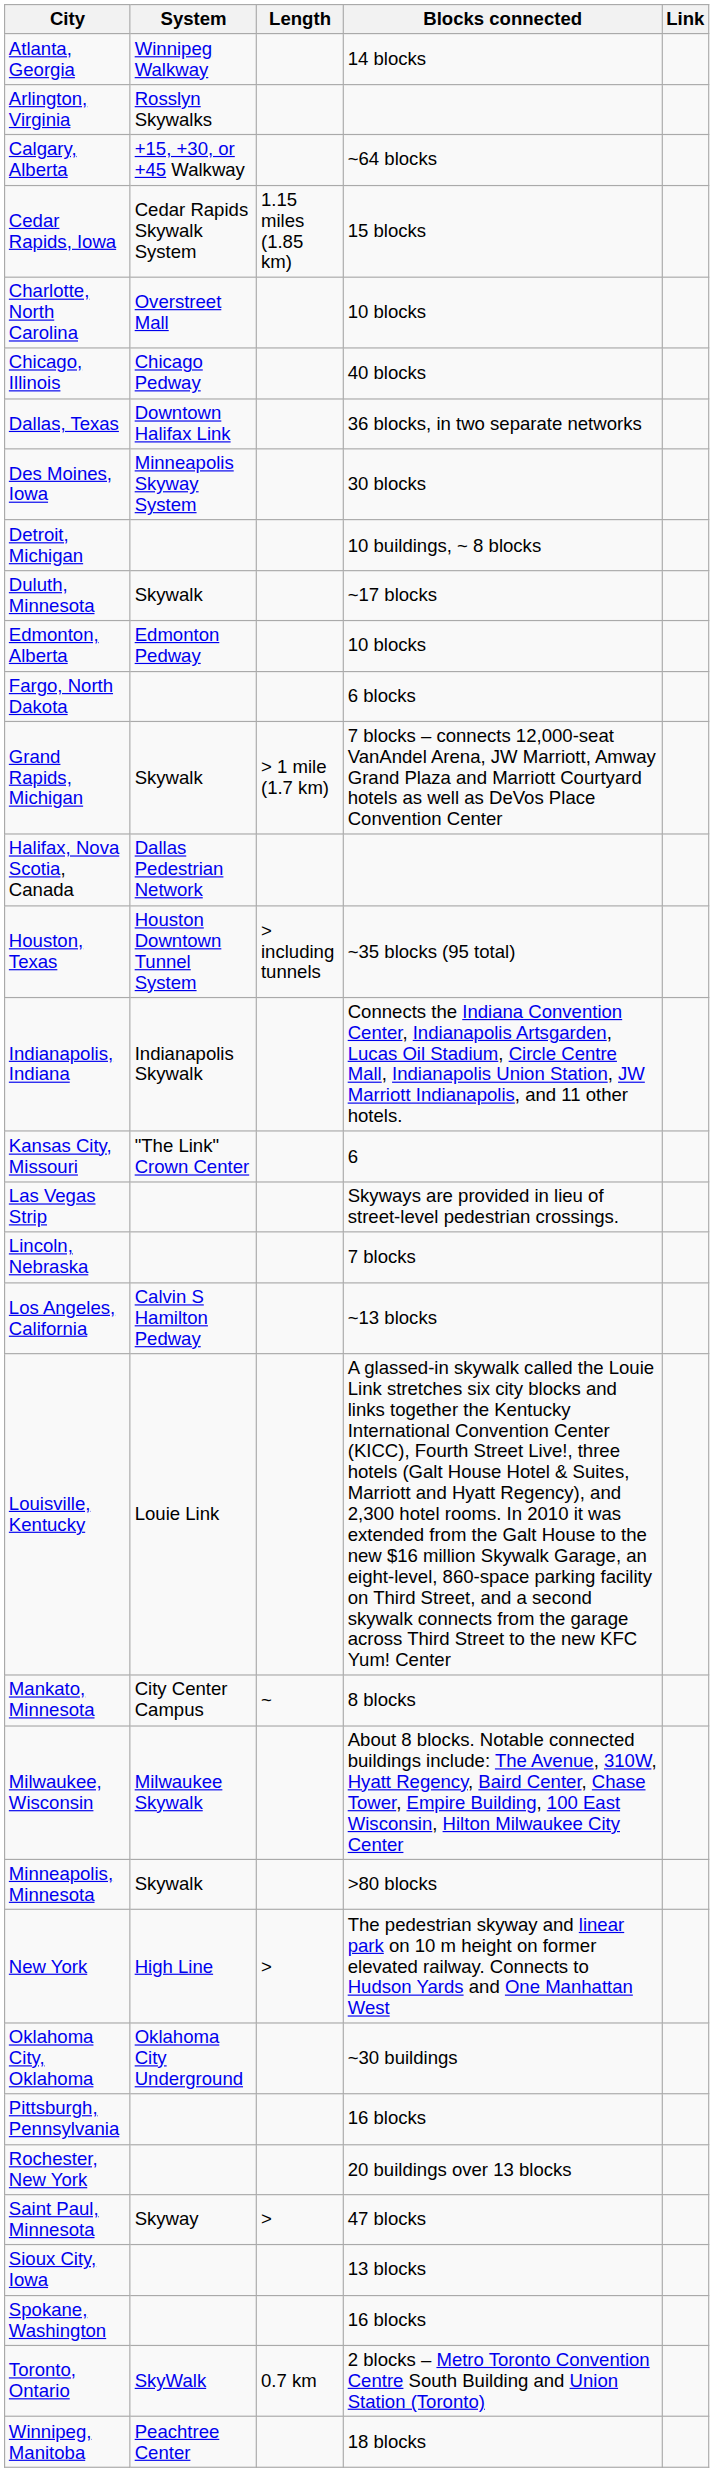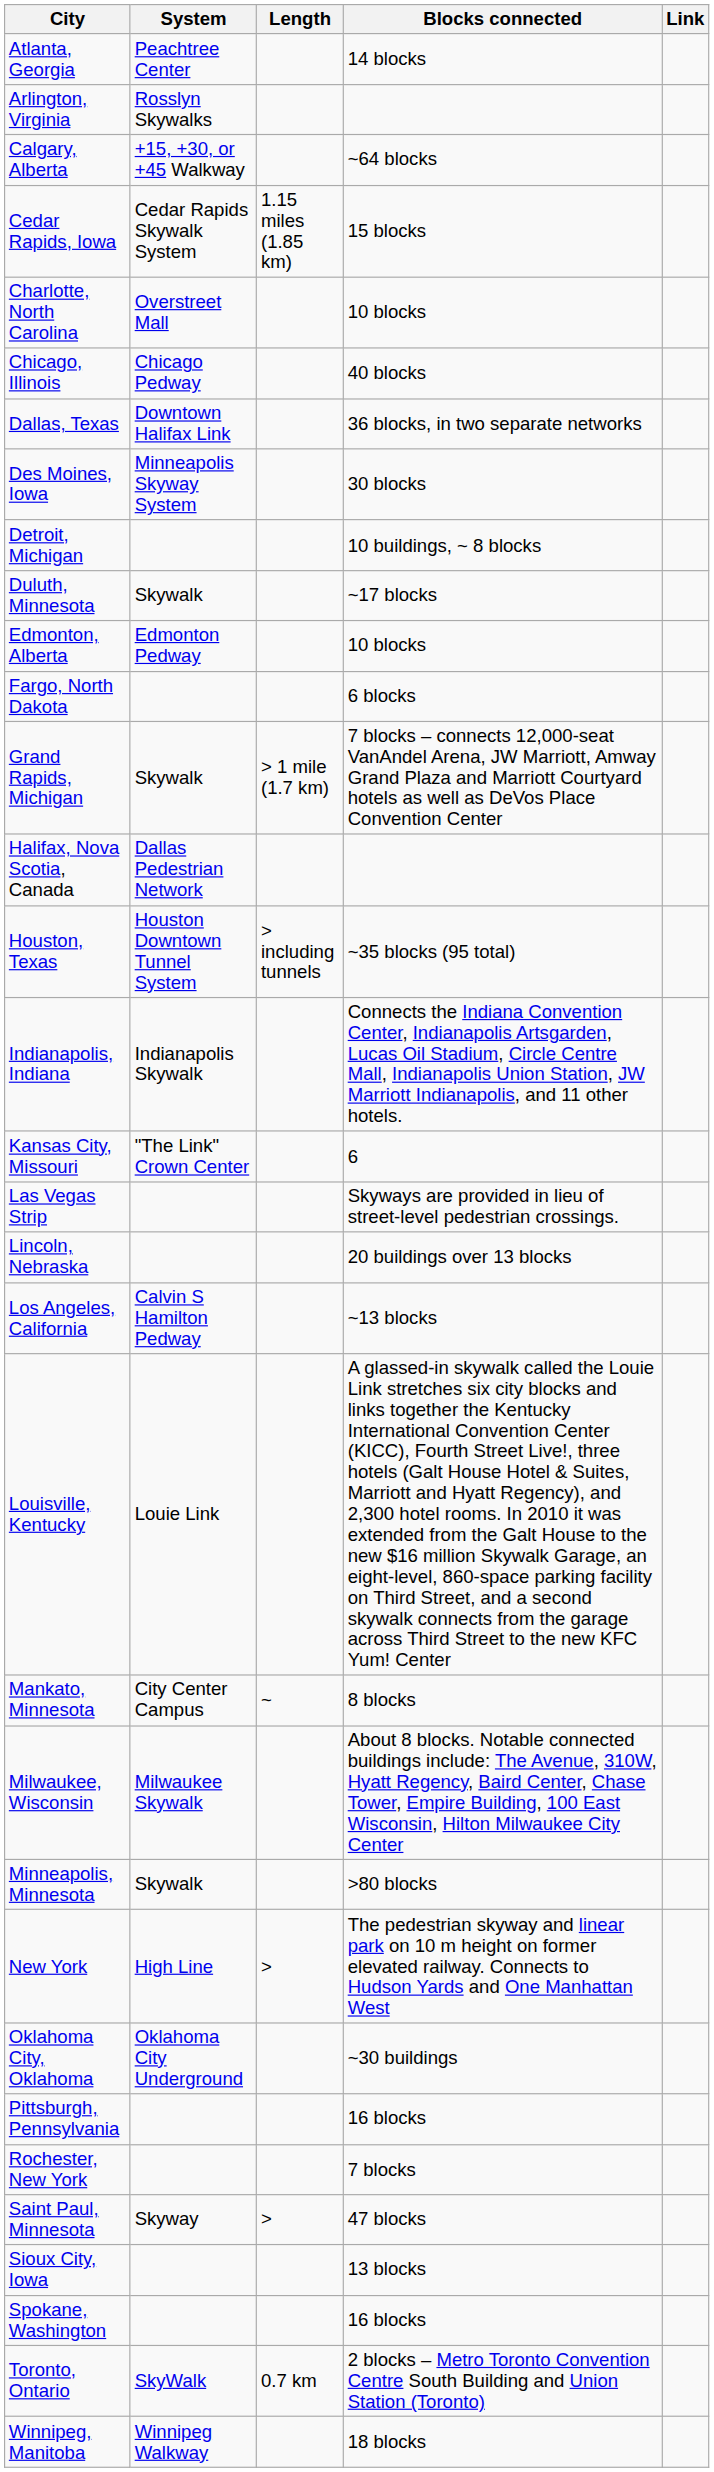(173, 59) Winnipeg Walkway -> (177, 59) Peachtree Center
(382, 1257) 7 blocks -> (460, 1257) 20 buildings over 13 blocks
(460, 2169) 20 buildings over 13 blocks -> (382, 2169) 7 blocks
(177, 2441) Peachtree Center -> (173, 2441) Winnipeg Walkway
